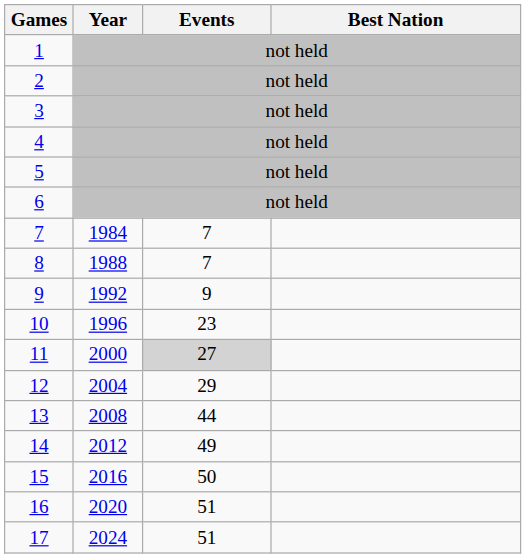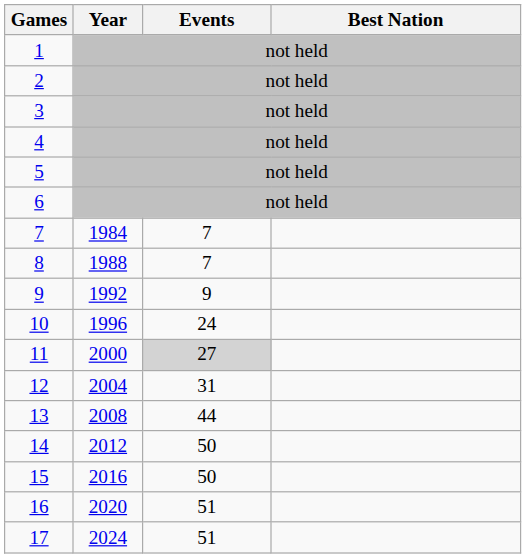(207, 324) 23 -> (207, 324) 24
(207, 385) 29 -> (207, 385) 31
(207, 446) 49 -> (207, 446) 50
